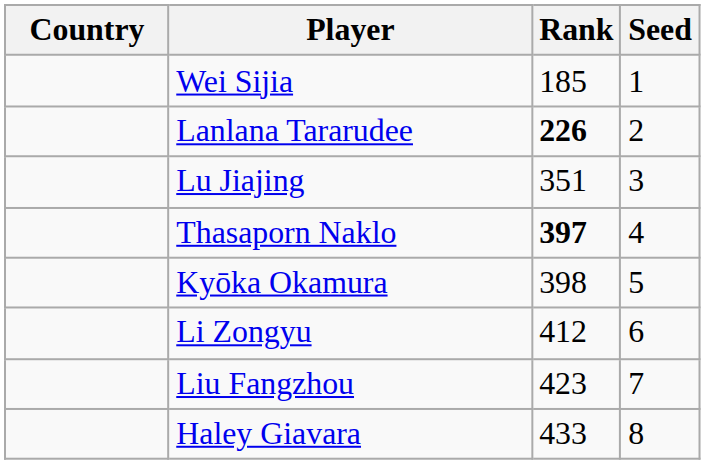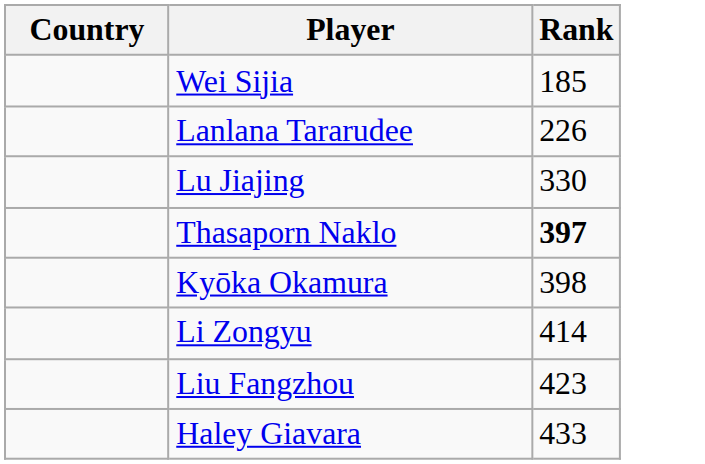- column: (660, 29)
(563, 130) bold -> (563, 130) normal
(563, 181) 351 -> (563, 181) 330
(563, 332) 412 -> (563, 332) 414
